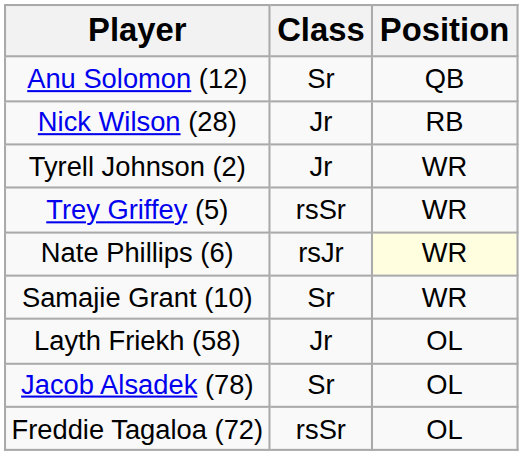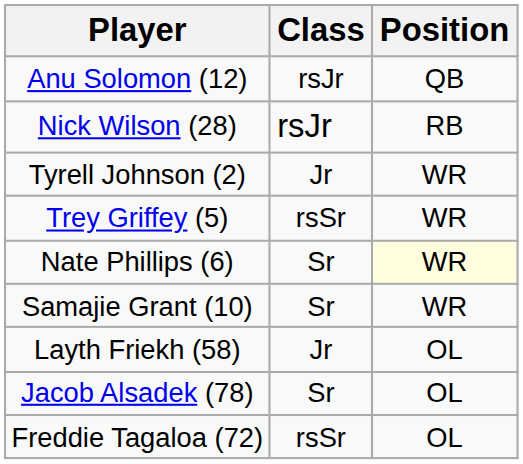(321, 79) Sr -> (321, 79) rsJr
(321, 123) Jr -> (304, 126) rsJr
(321, 254) rsJr -> (321, 262) Sr
